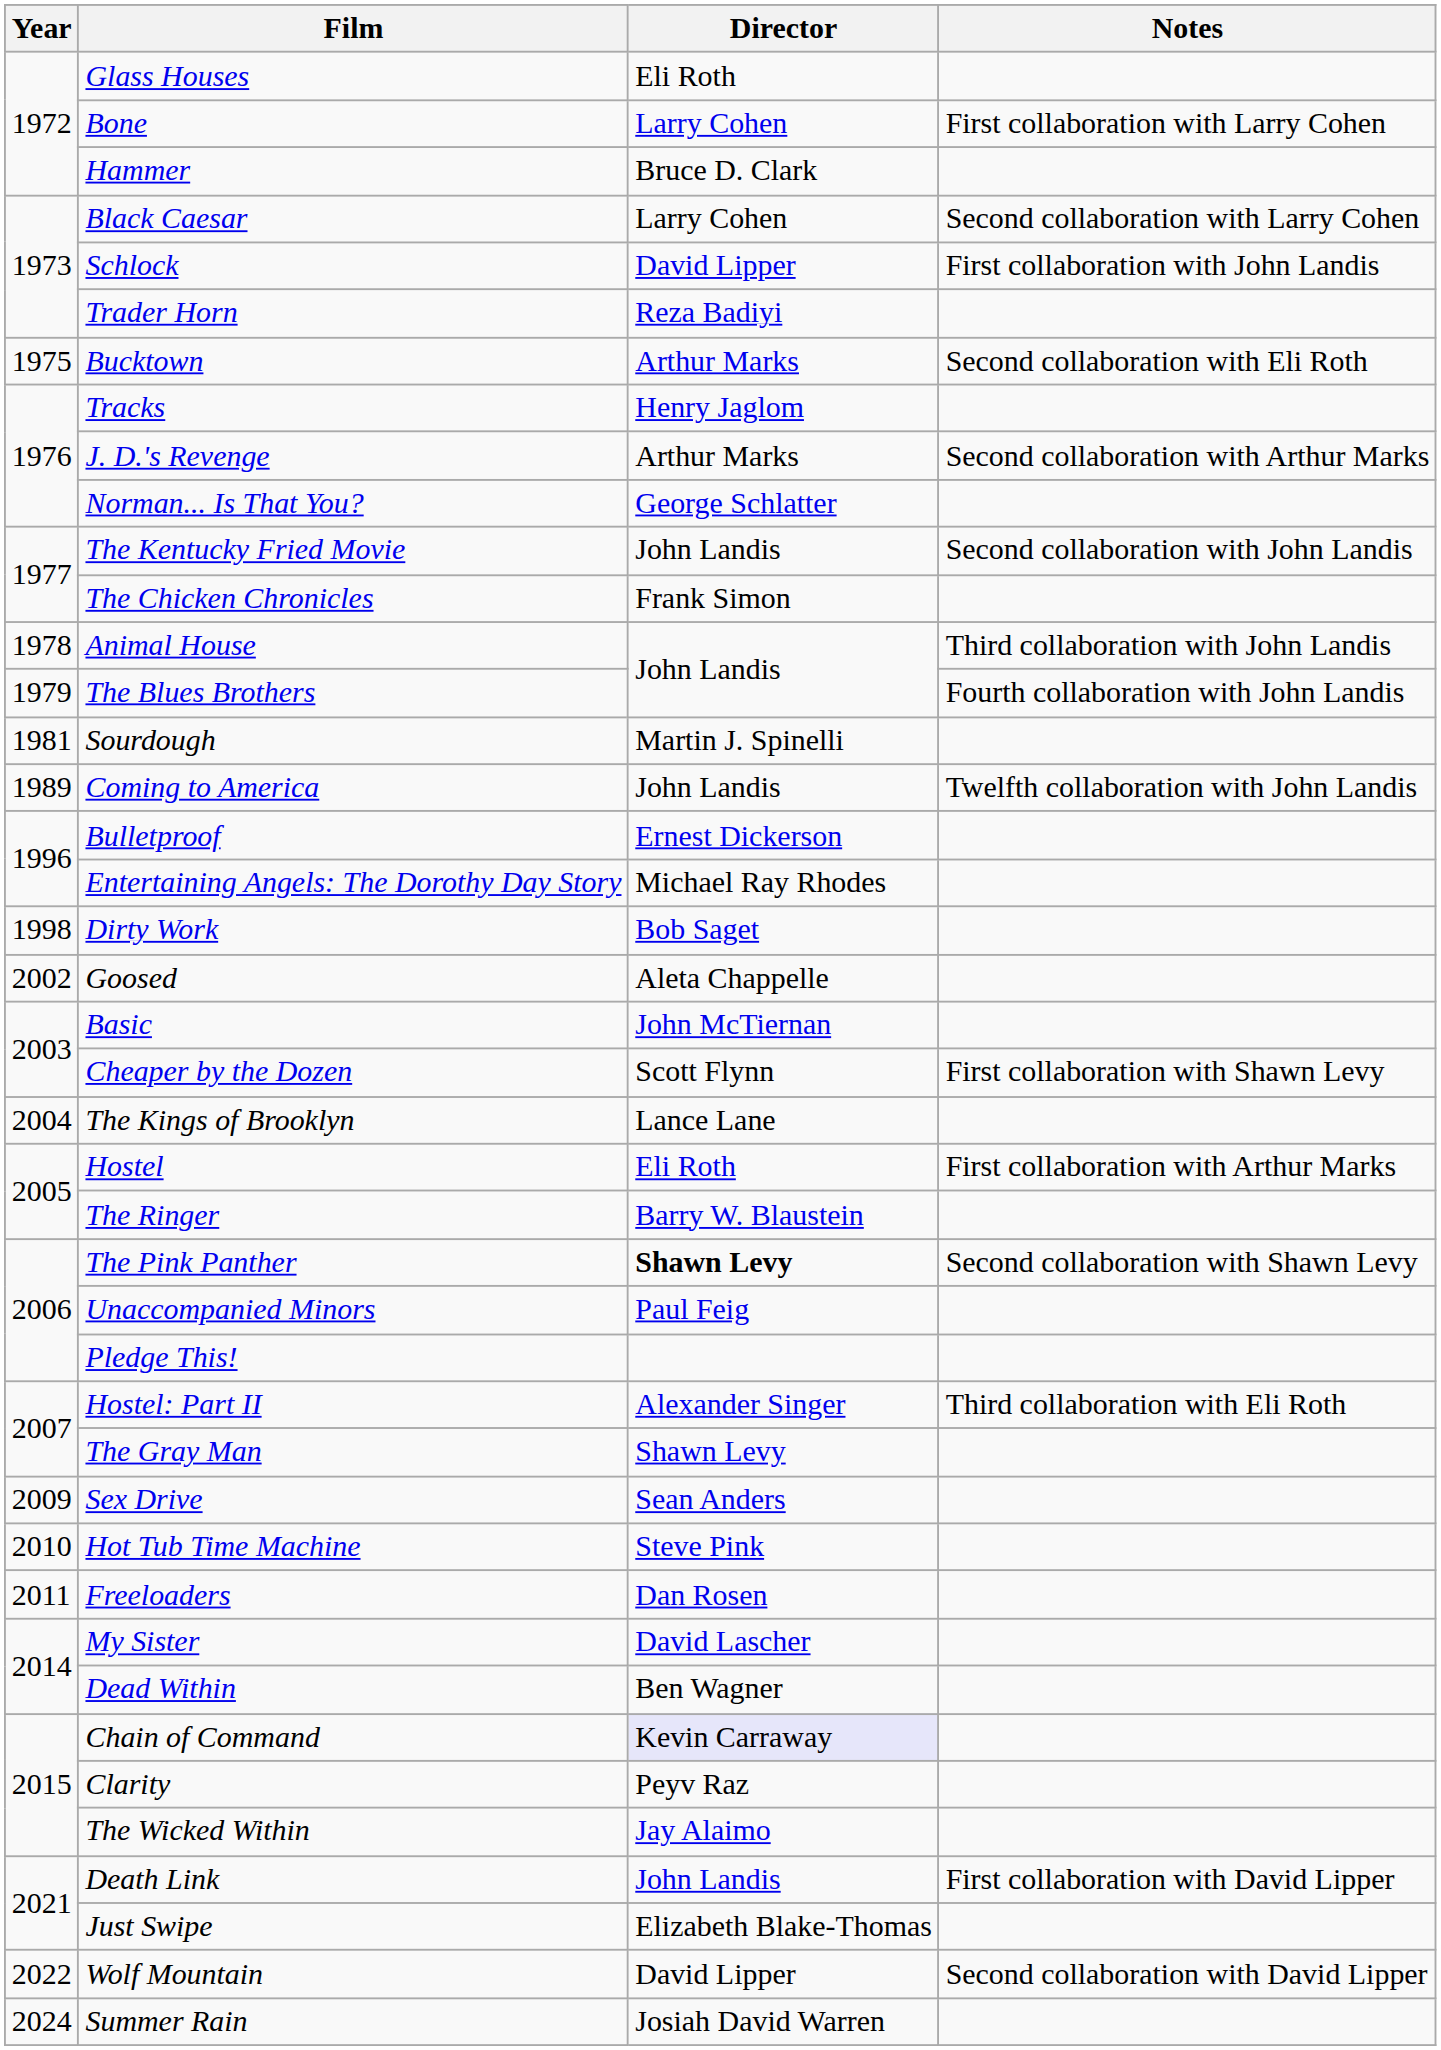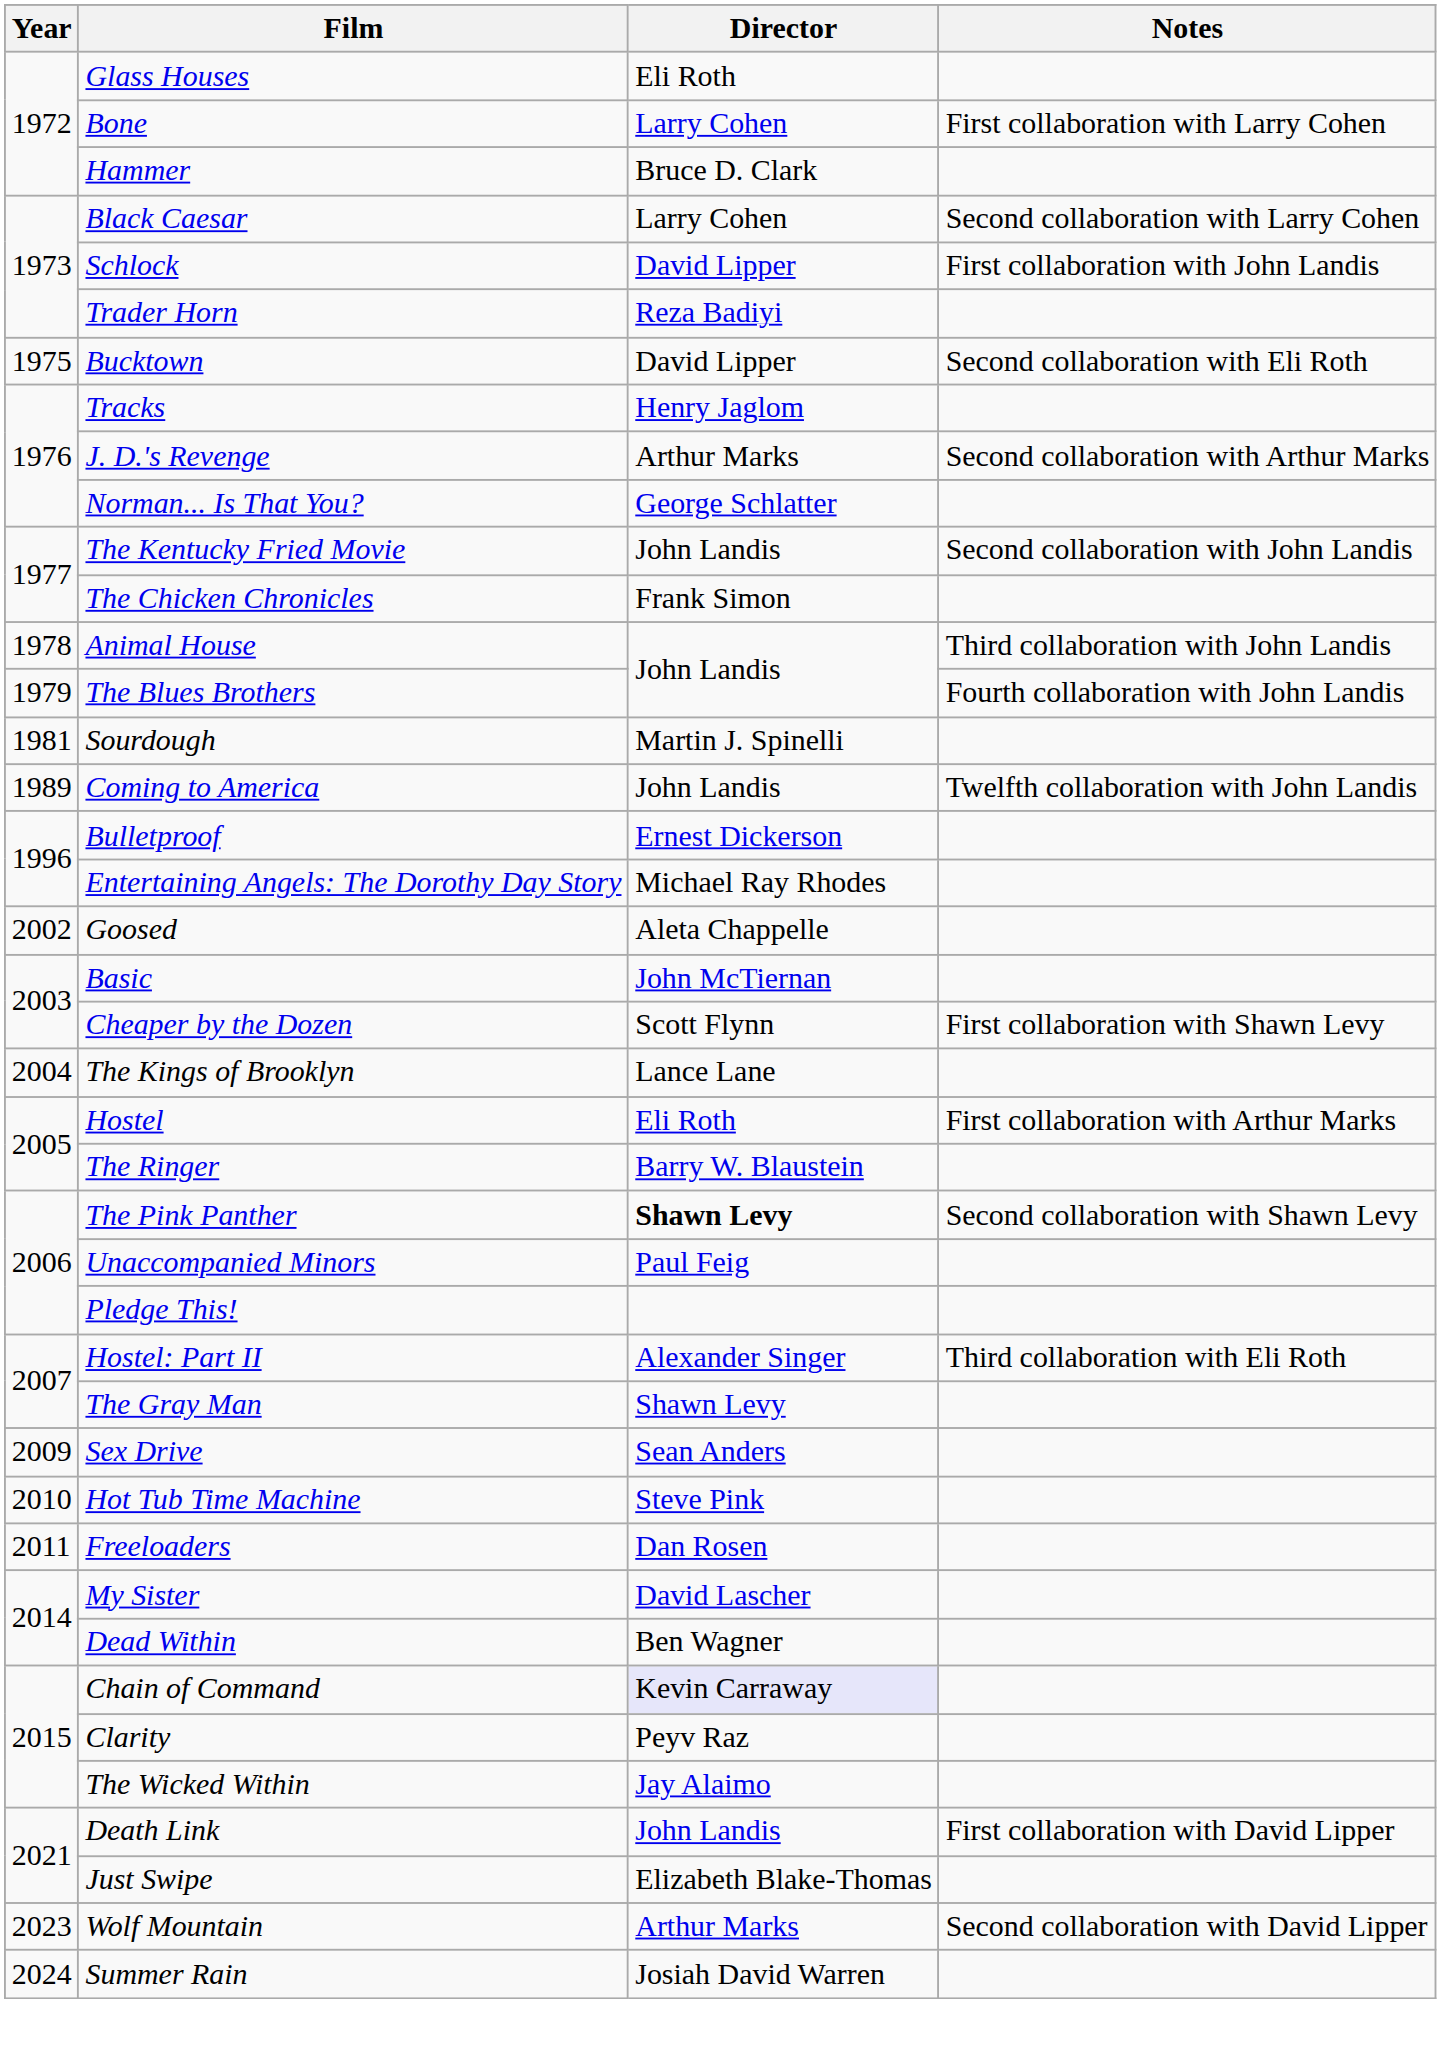(717, 360) Arthur Marks -> (715, 360) David Lipper
- row: (152, 929)
(42, 1973) 2022 -> (42, 1926) 2023
(715, 1973) David Lipper -> (717, 1926) Arthur Marks
